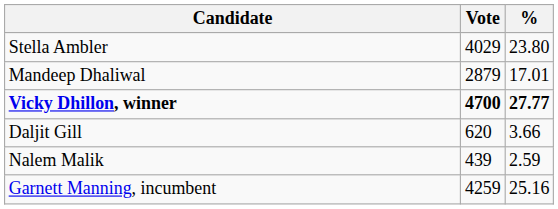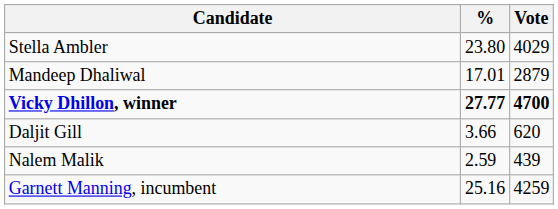columns swapped: (483, 18) <-> (529, 18)
